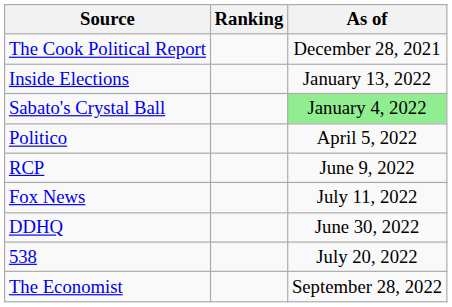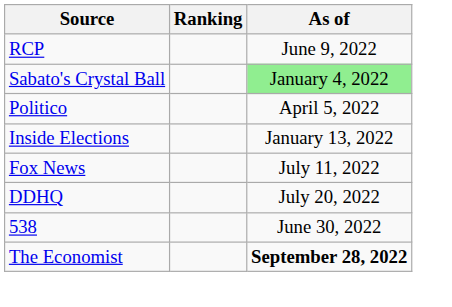- row: (107, 49)
rows swapped: (69, 78) <-> (27, 167)
(367, 227) June 30, 2022 -> (329, 197) July 20, 2022
(367, 256) July 20, 2022 -> (329, 227) June 30, 2022
(367, 286) normal -> (329, 256) bold
